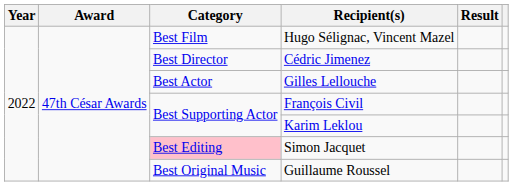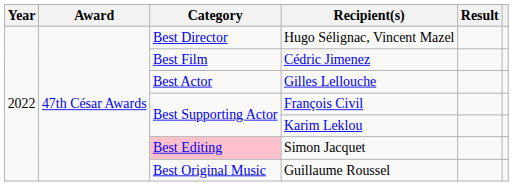(180, 37) Best Film -> (190, 37) Best Director
(190, 59) Best Director -> (180, 59) Best Film
